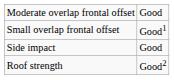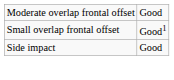- row: (35, 65)
